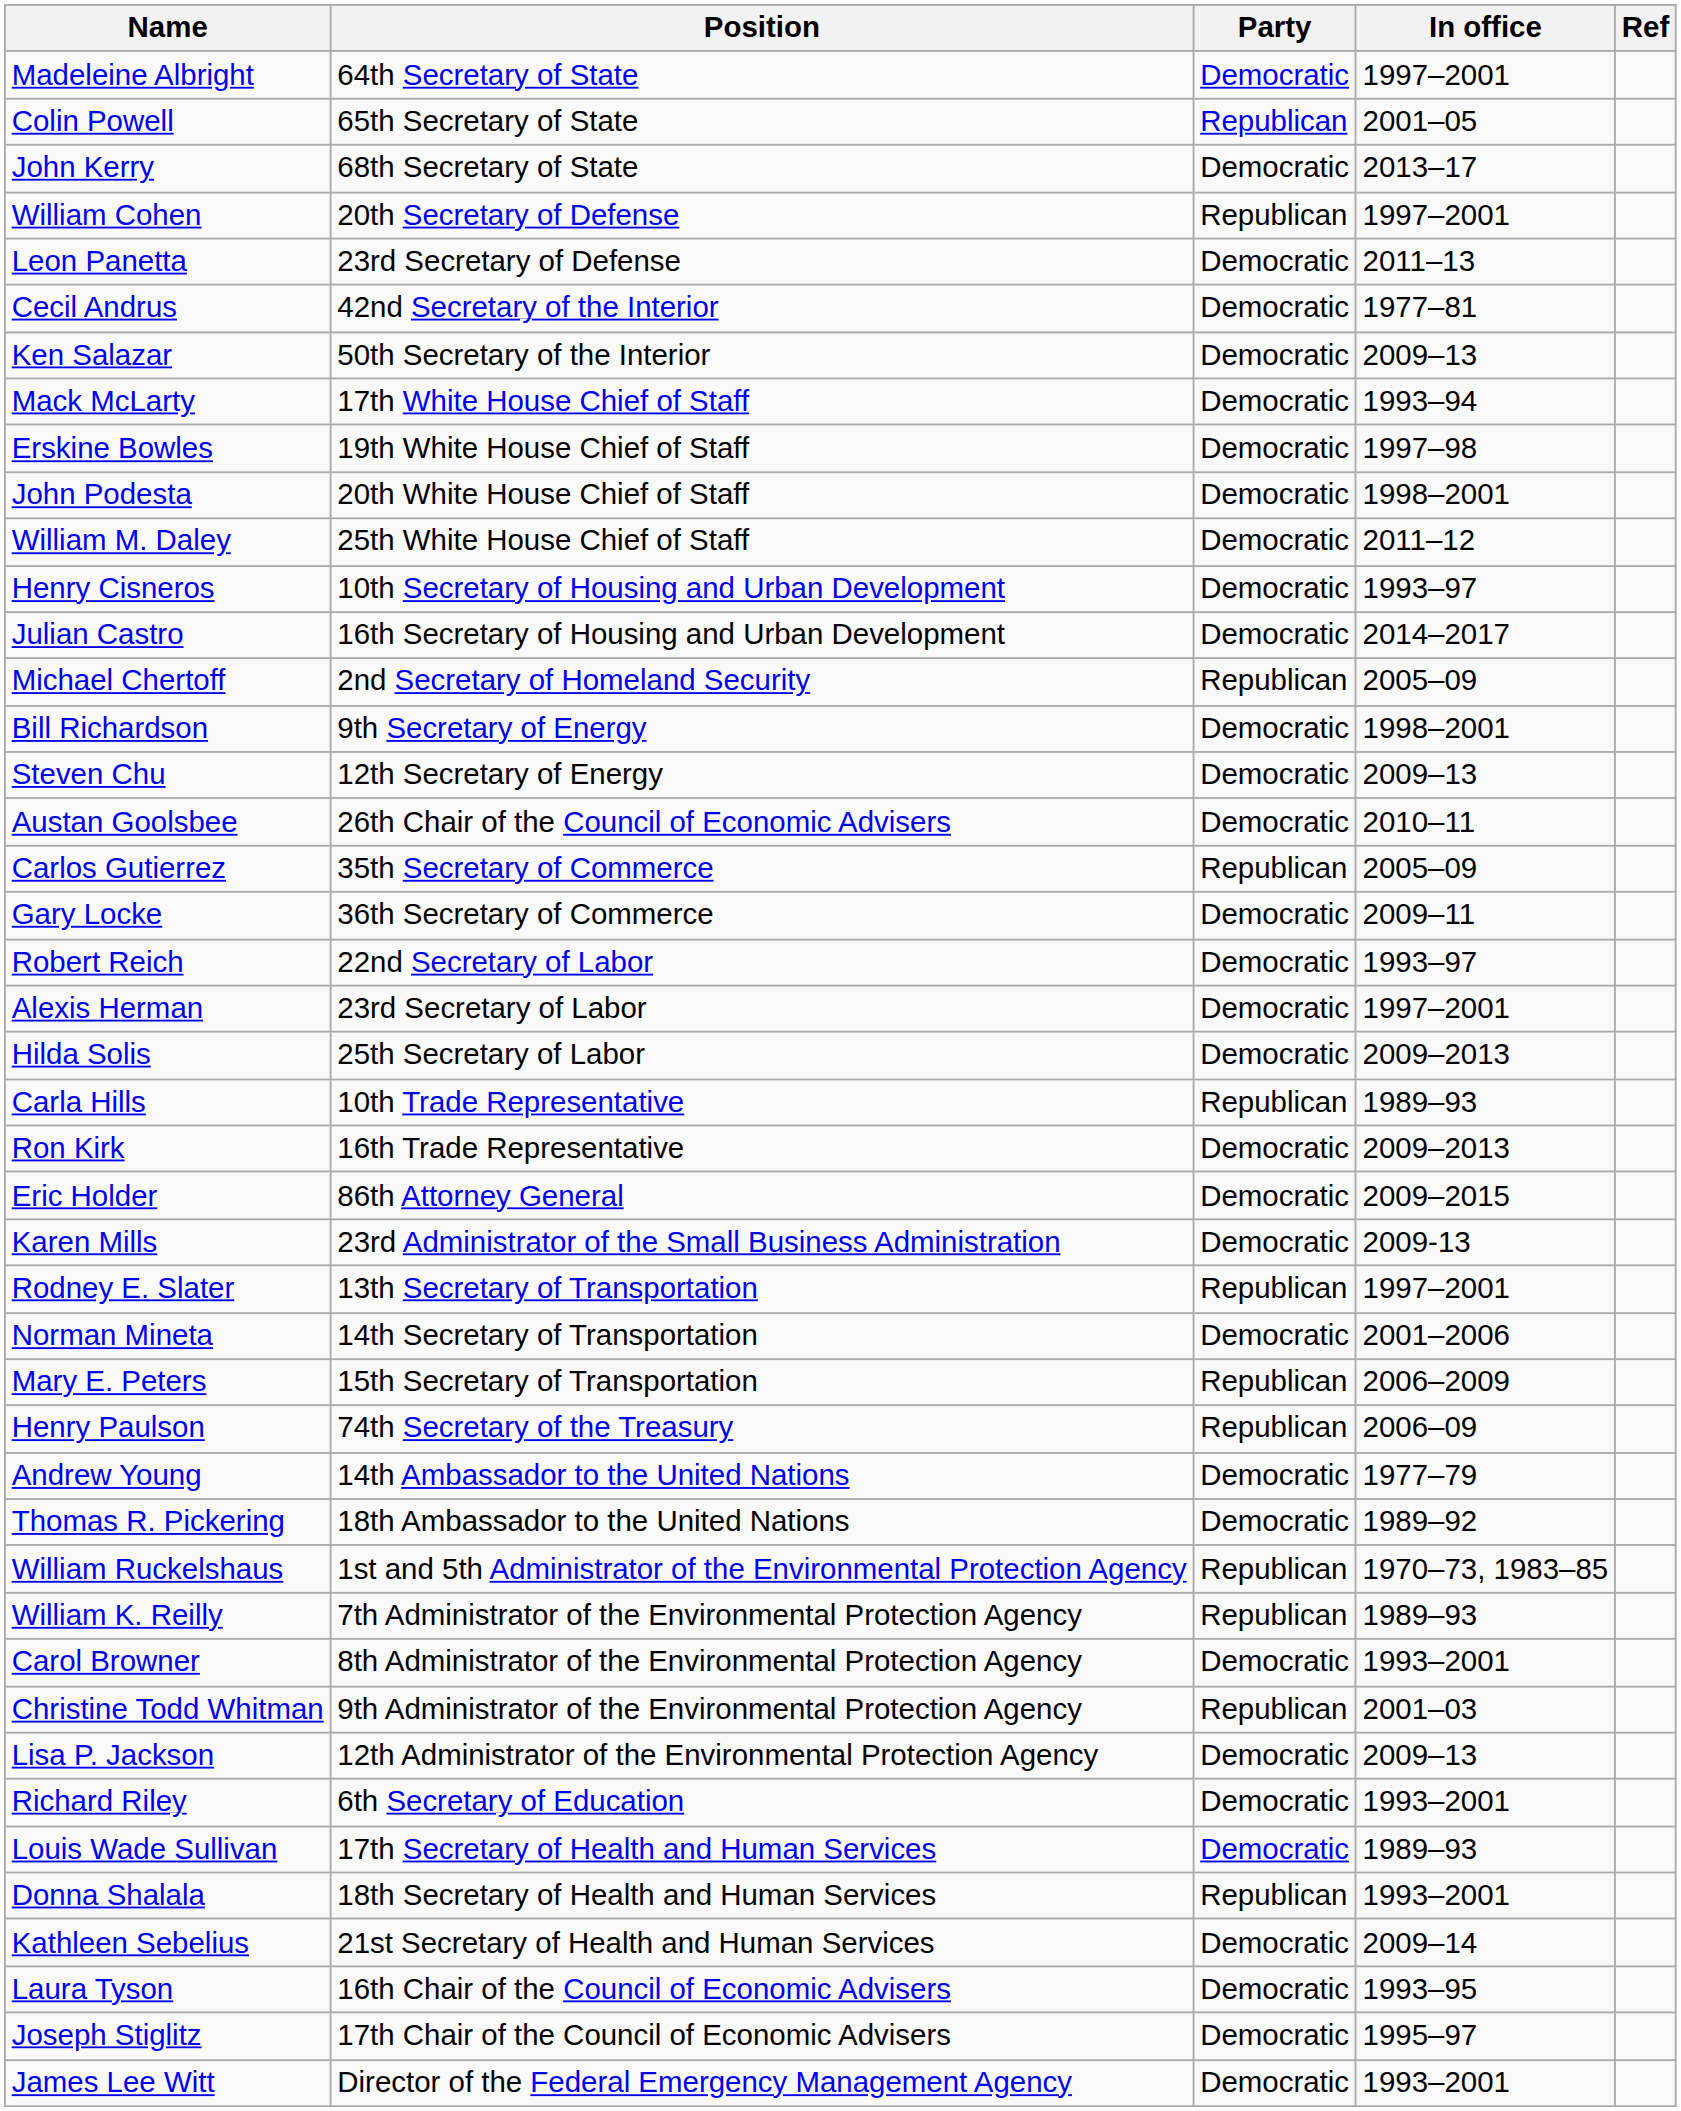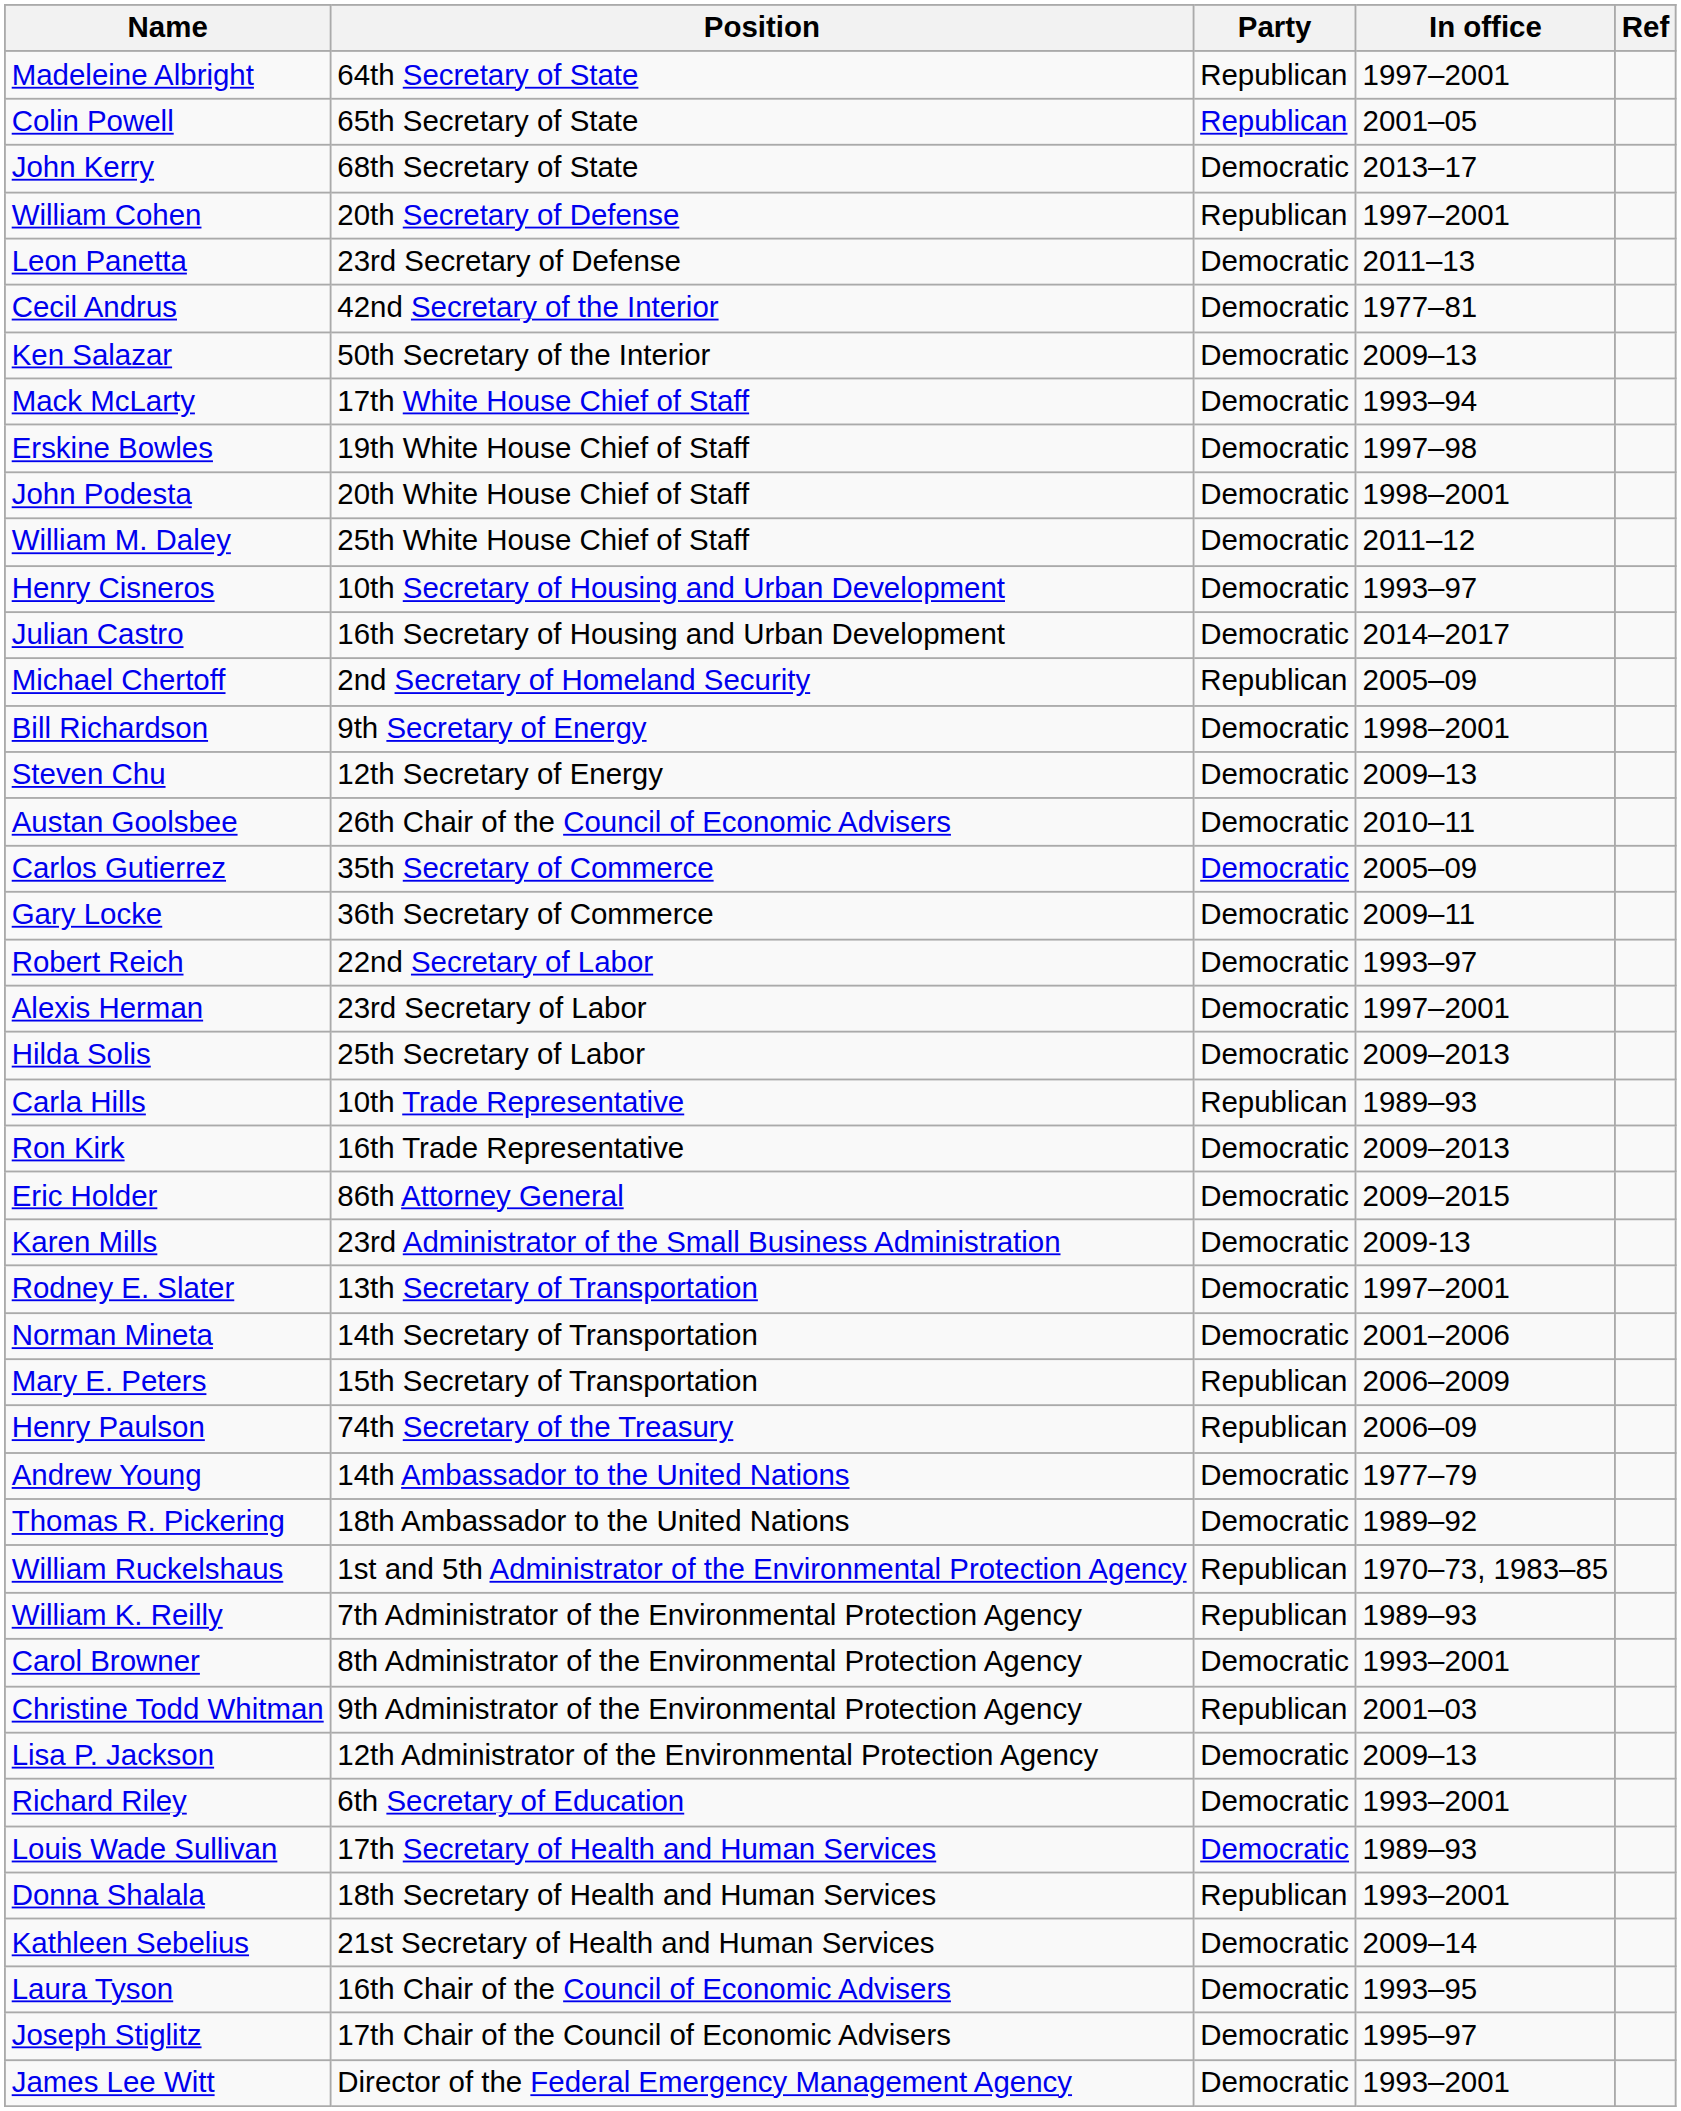(1275, 74) Democratic -> (1274, 74) Republican
(1274, 868) Republican -> (1275, 868) Democratic
(1274, 1288) Republican -> (1275, 1288) Democratic
